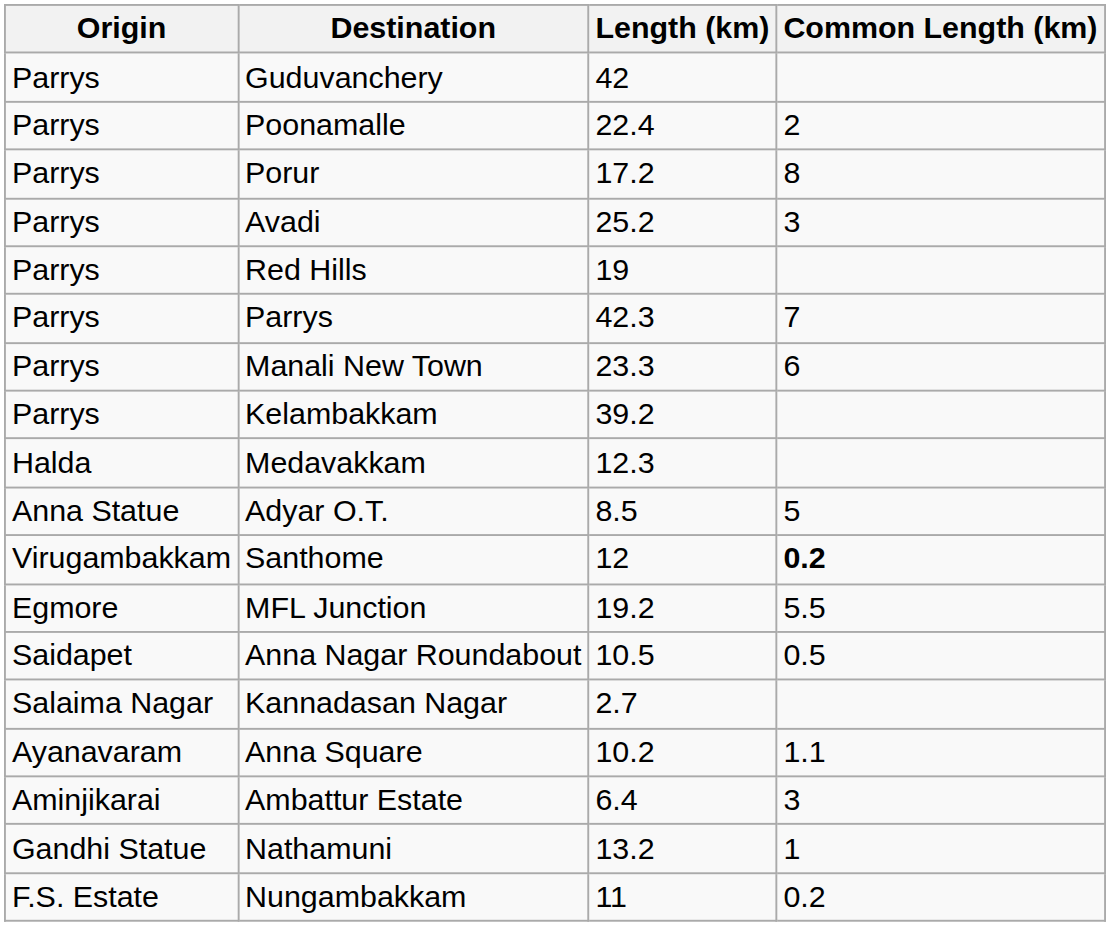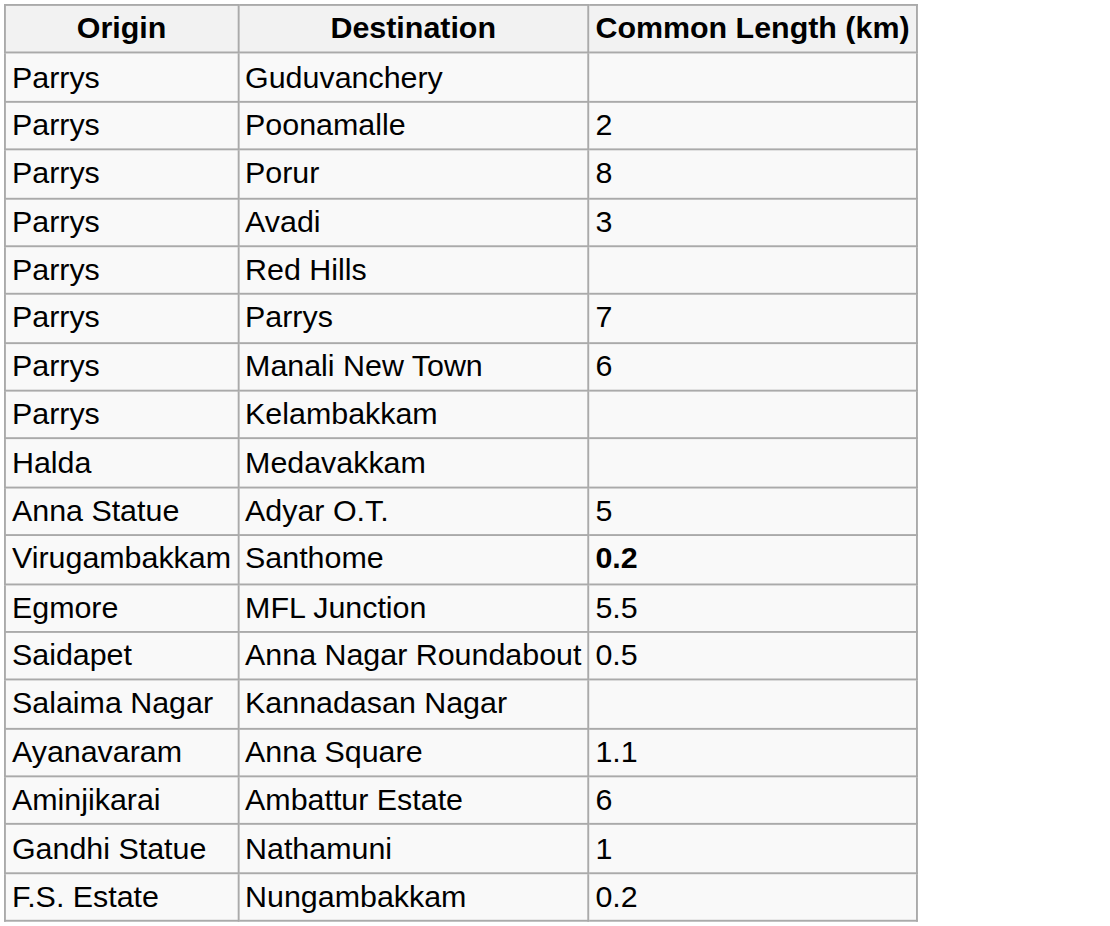- column: (682, 28)
(792, 800) 3 -> (604, 800) 6
